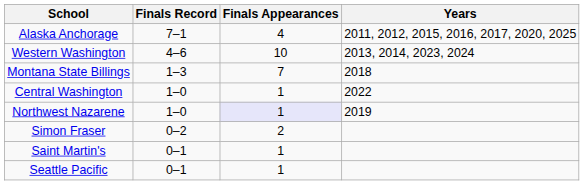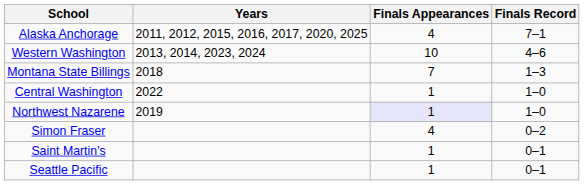columns swapped: (176, 14) <-> (460, 14)
(281, 131) 2 -> (431, 131) 4
